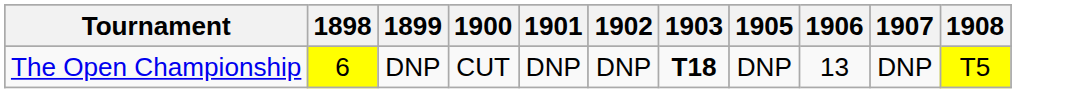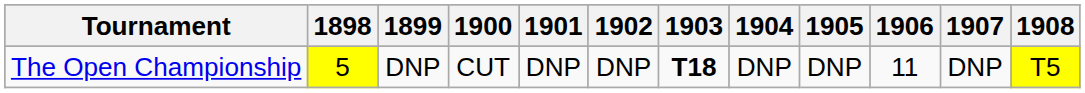+ column: (764, 26)
(343, 67) 6 -> (343, 67) 5
(835, 67) 13 -> (905, 67) 11
